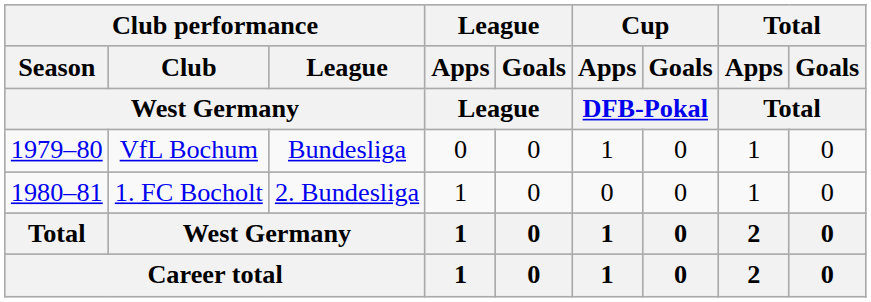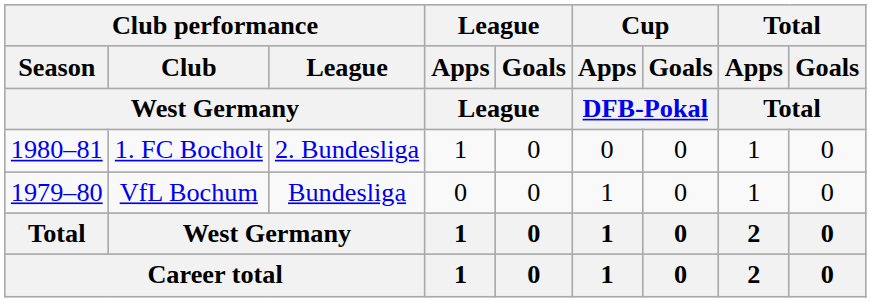rows swapped: (189, 150) <-> (189, 191)
